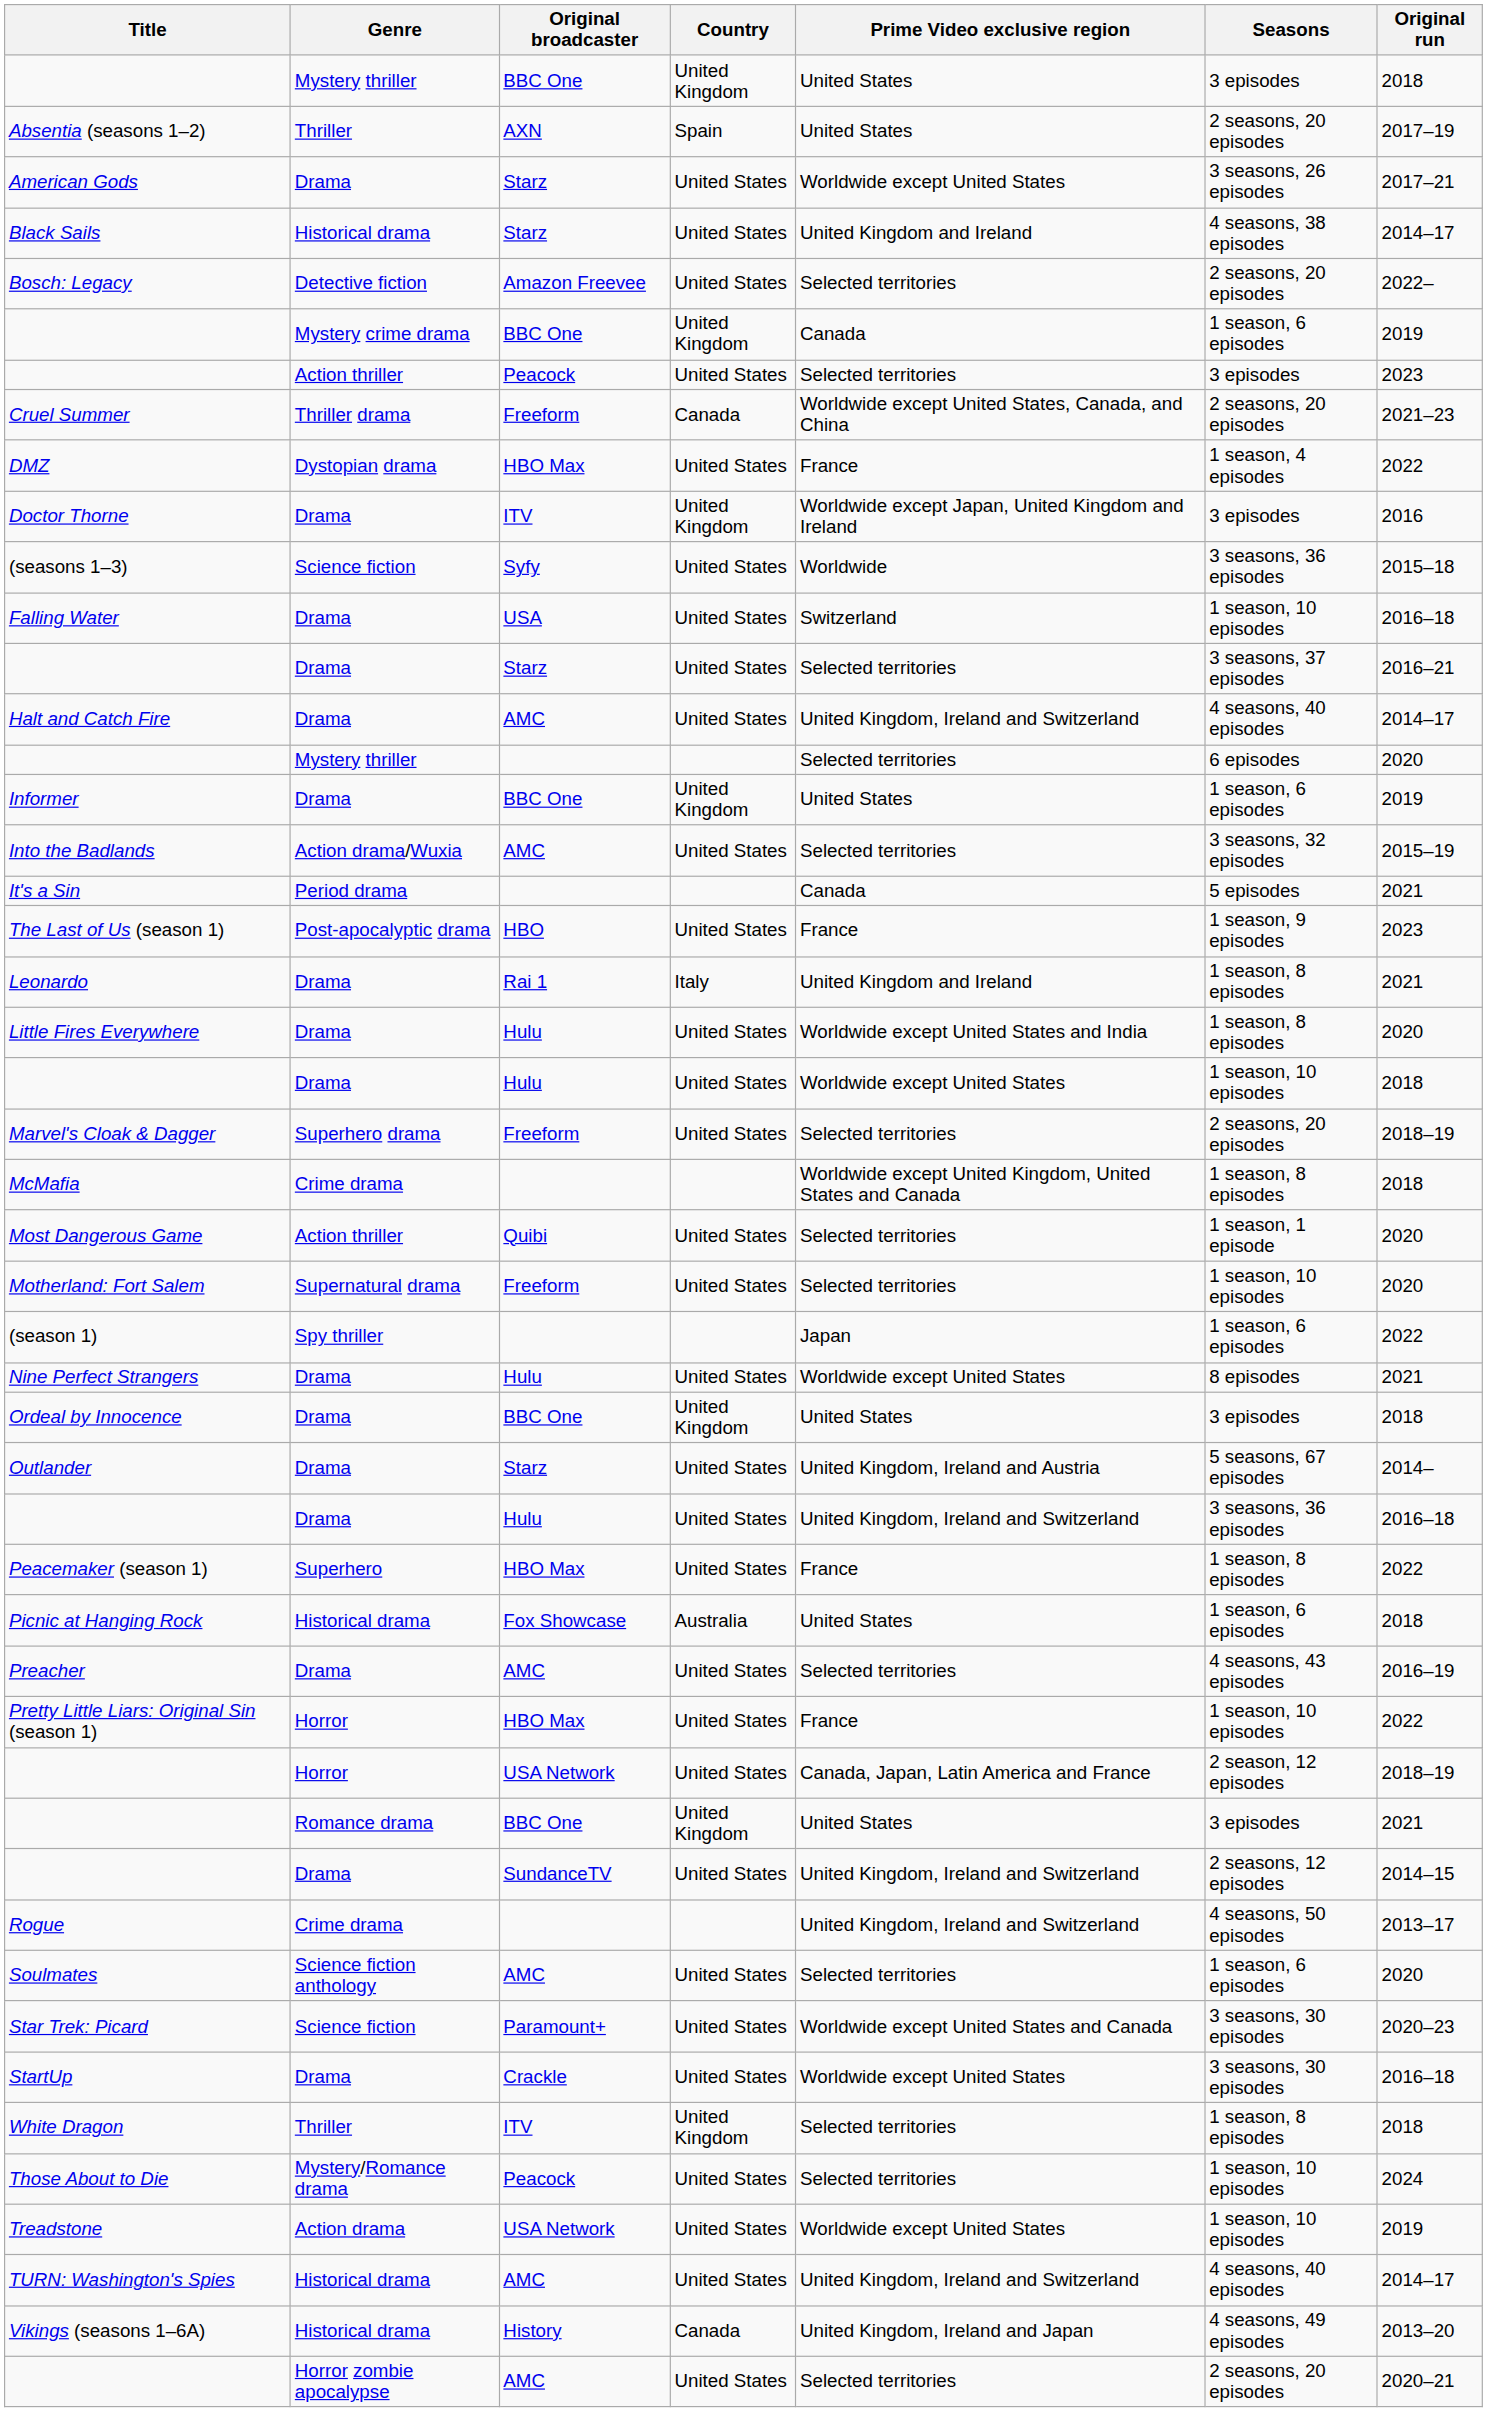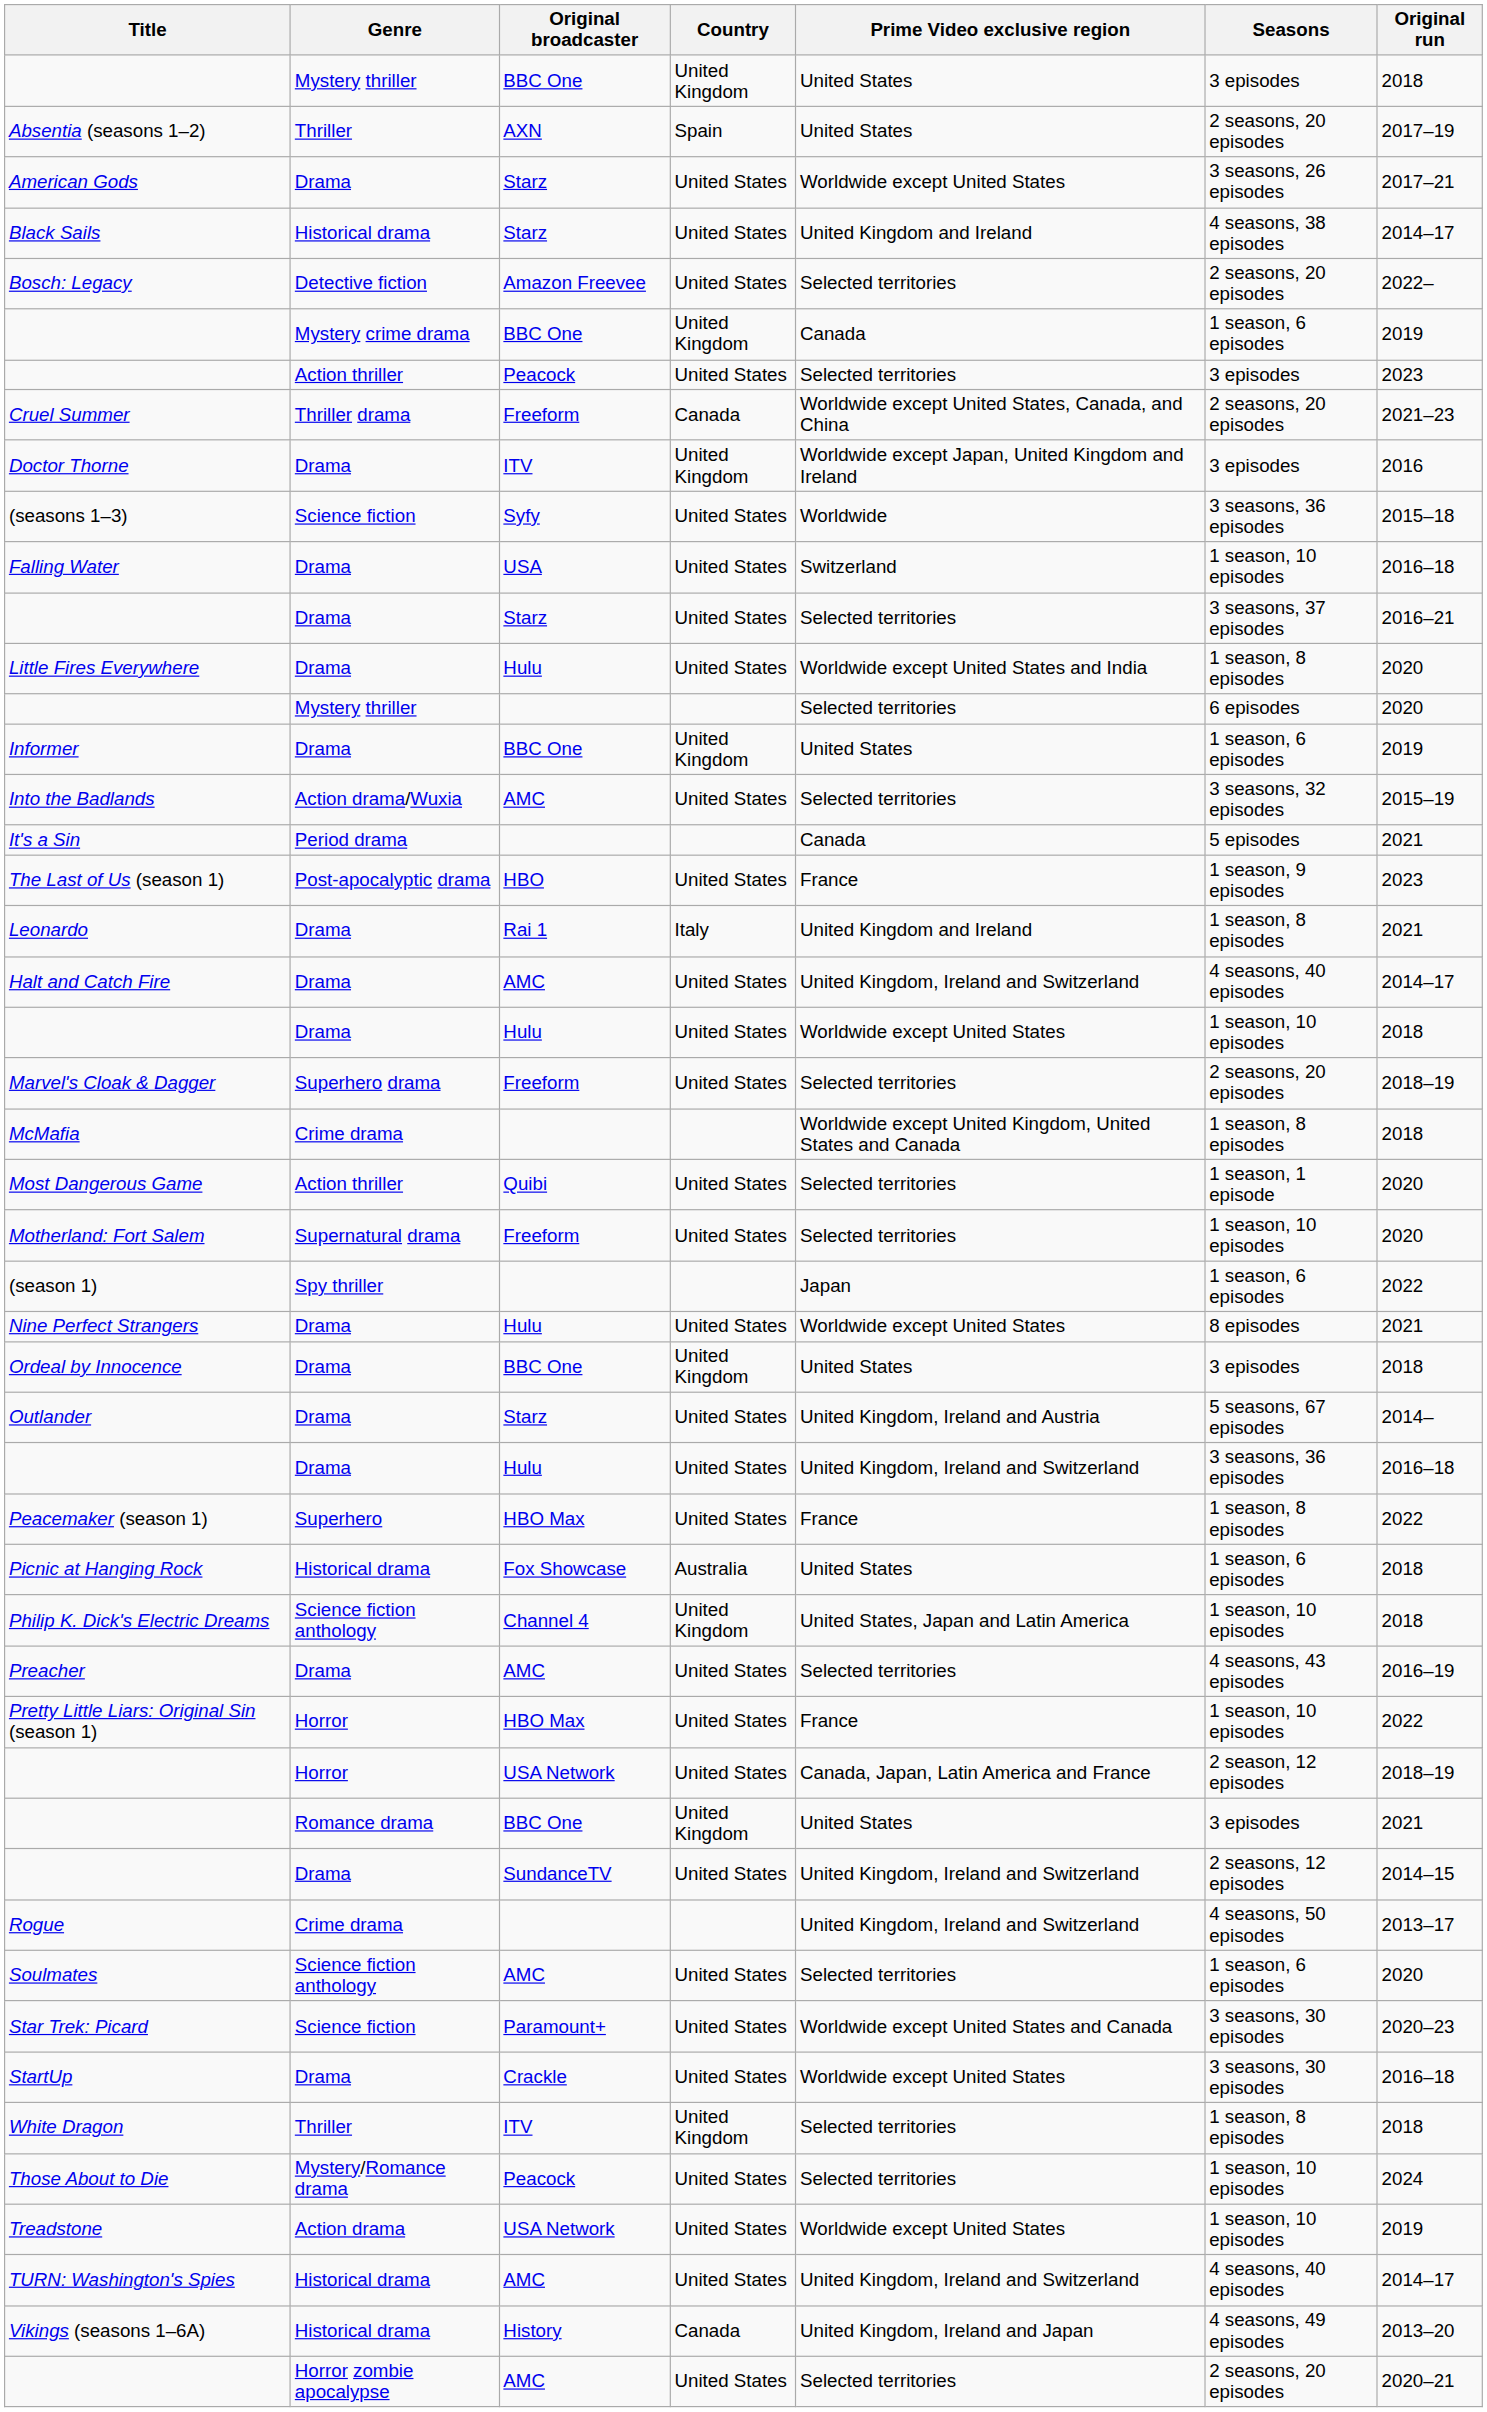- row: (29, 465)
rows swapped: (90, 719) <-> (104, 1032)
+ row: (139, 1620)
